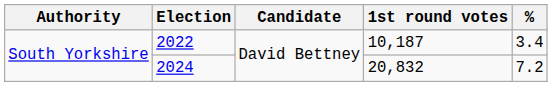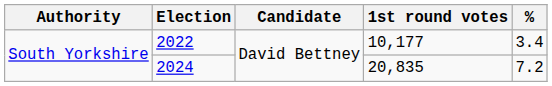(396, 43) 10,187 -> (396, 43) 10,177
(396, 68) 20,832 -> (396, 68) 20,835
